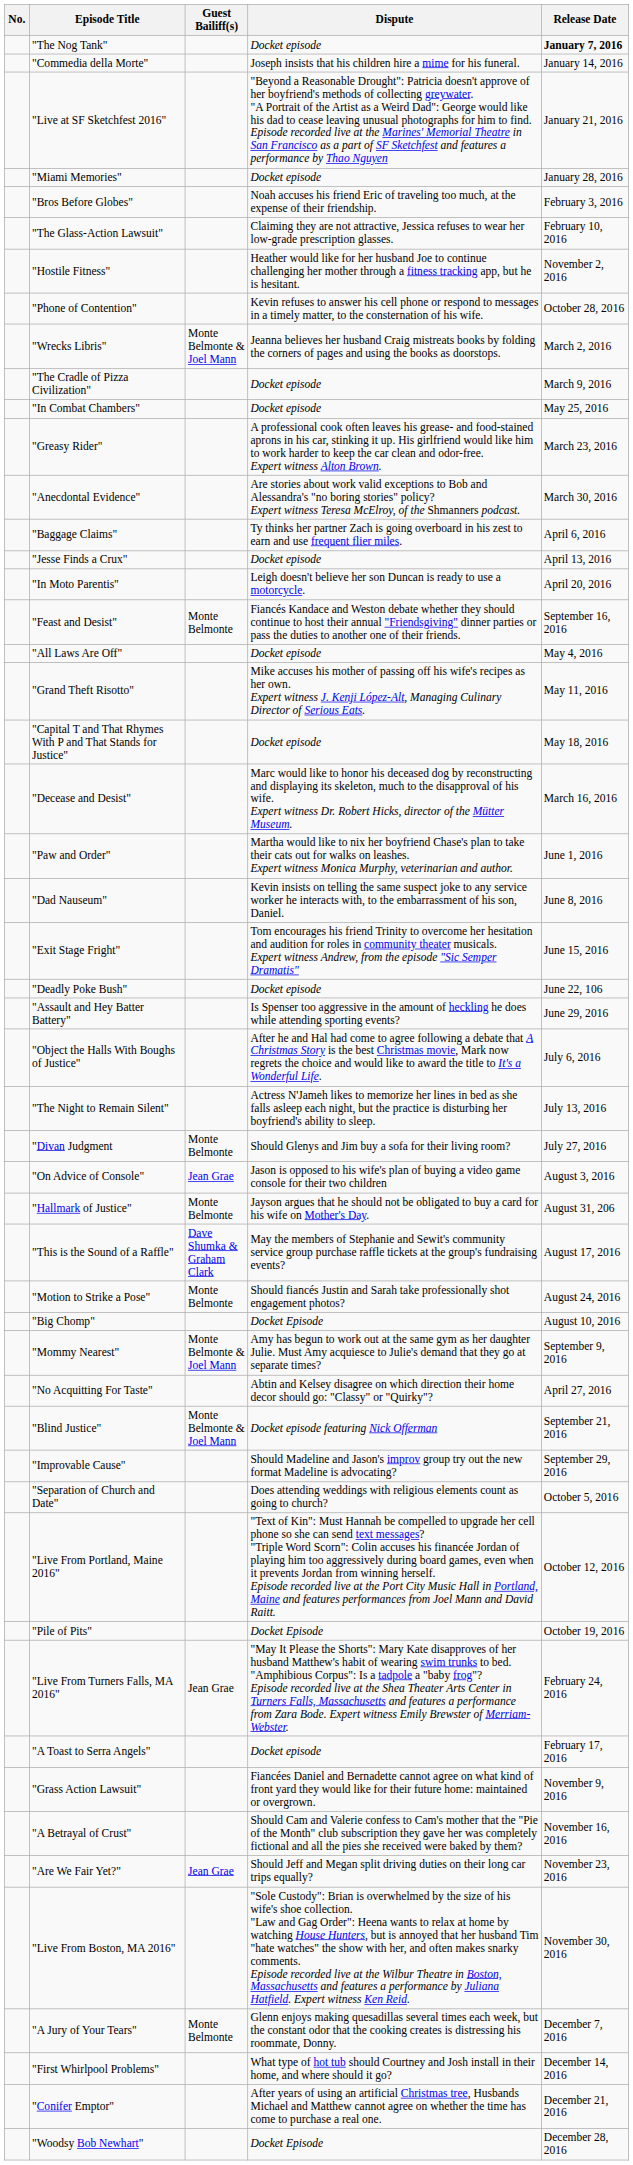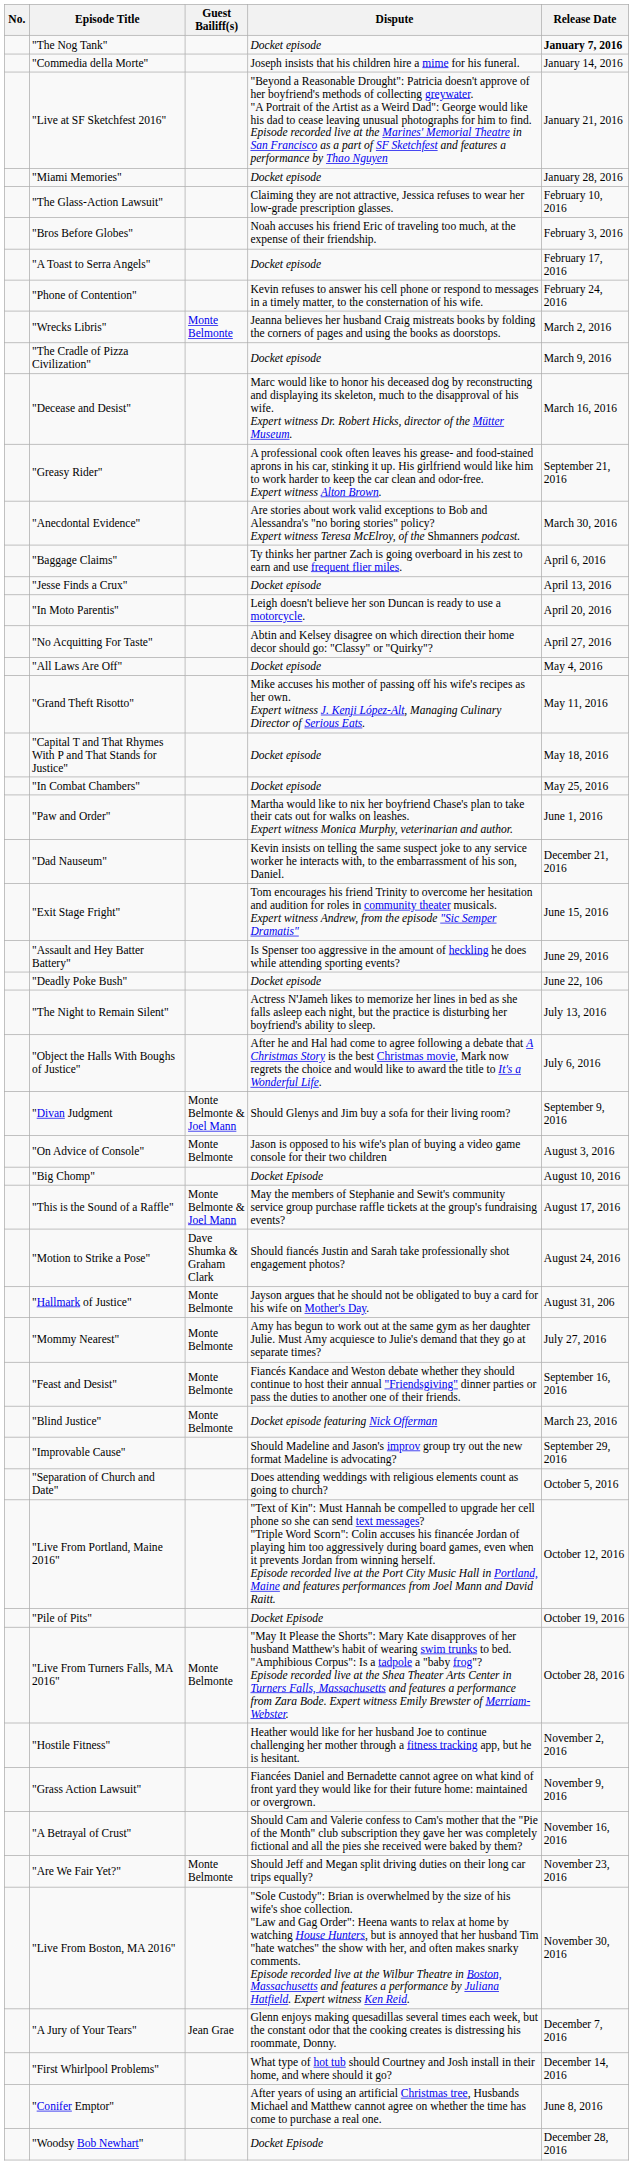rows swapped: (82, 202) <-> (97, 233)
rows swapped: (91, 1751) <-> (71, 271)
(584, 308) October 28, 2016 -> (573, 295) February 24, 2016
(216, 346) Monte Belmonte & Joel Mann -> (210, 327) Monte Belmonte
rows swapped: (81, 799) <-> (86, 409)
(580, 446) March 23, 2016 -> (577, 472) September 21, 2016
rows swapped: (92, 1390) <-> (74, 622)
(573, 900) June 8, 2016 -> (576, 861) December 21, 2016
rows swapped: (80, 988) <-> (88, 1013)
rows swapped: (103, 1057) <-> (100, 1108)
(210, 1146) Monte Belmonte -> (216, 1113) Monte Belmonte & Joel Mann
(575, 1146) July 27, 2016 -> (574, 1113) September 9, 2016
(211, 1177) Jean Grae -> (210, 1151) Monte Belmonte
rows swapped: (63, 1321) <-> (82, 1208)
(213, 1252) Dave Shumka & Graham Clark -> (216, 1207) Monte Belmonte & Joel Mann
(210, 1296) Monte Belmonte -> (213, 1258) Dave Shumka & Graham Clark
(216, 1352) Monte Belmonte & Joel Mann -> (210, 1339) Monte Belmonte
(574, 1352) September 9, 2016 -> (575, 1339) July 27, 2016
(216, 1428) Monte Belmonte & Joel Mann -> (210, 1421) Monte Belmonte
(577, 1428) September 21, 2016 -> (580, 1421) March 23, 2016
(211, 1688) Jean Grae -> (210, 1675) Monte Belmonte
(573, 1688) February 24, 2016 -> (584, 1675) October 28, 2016
(211, 1871) Jean Grae -> (210, 1871) Monte Belmonte
(210, 2031) Monte Belmonte -> (211, 2031) Jean Grae
(576, 2106) December 21, 2016 -> (573, 2106) June 8, 2016
